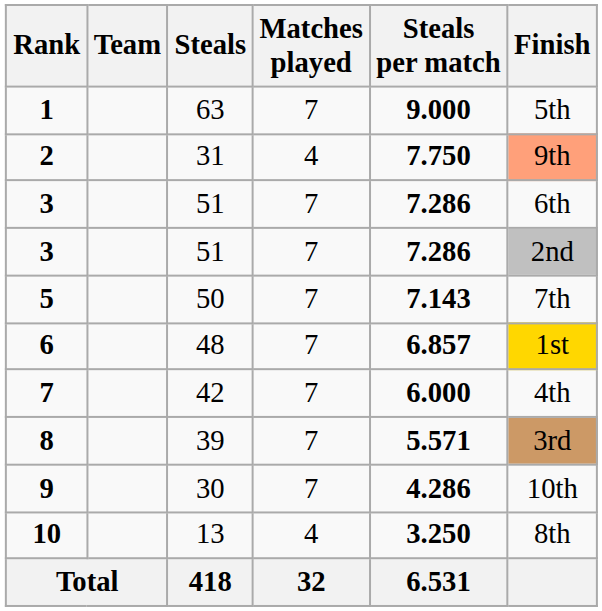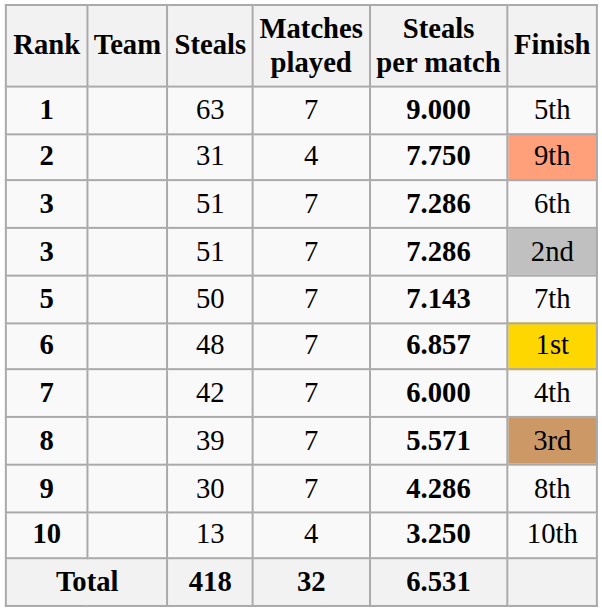(552, 487) 10th -> (552, 487) 8th
(552, 534) 8th -> (552, 534) 10th
